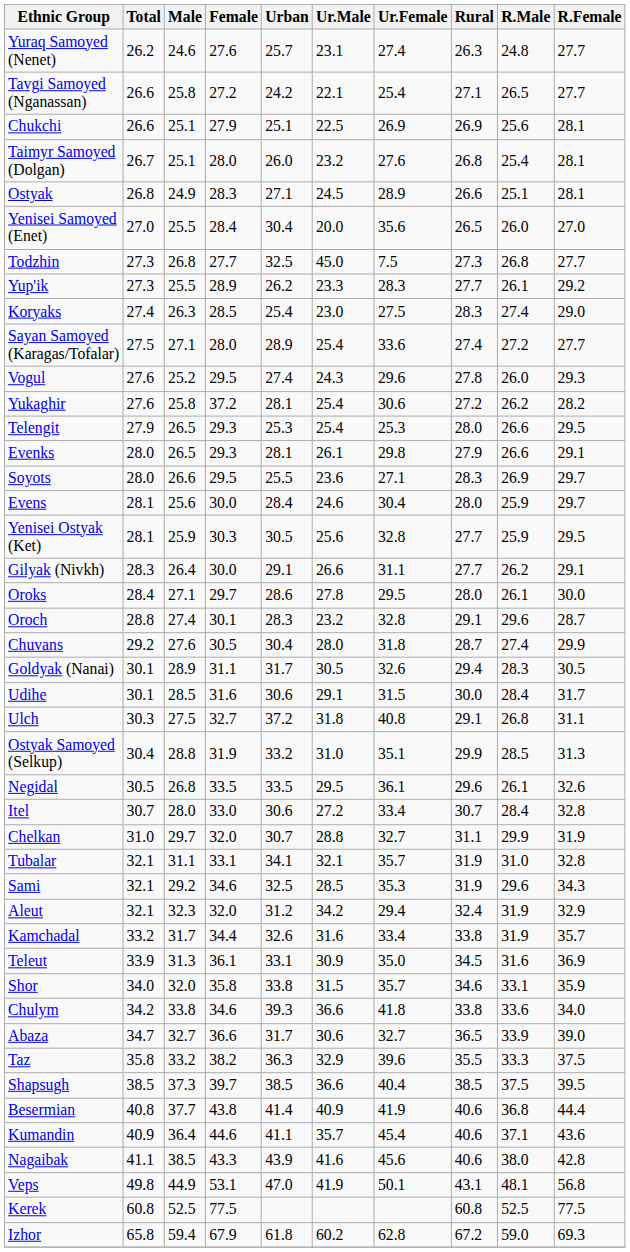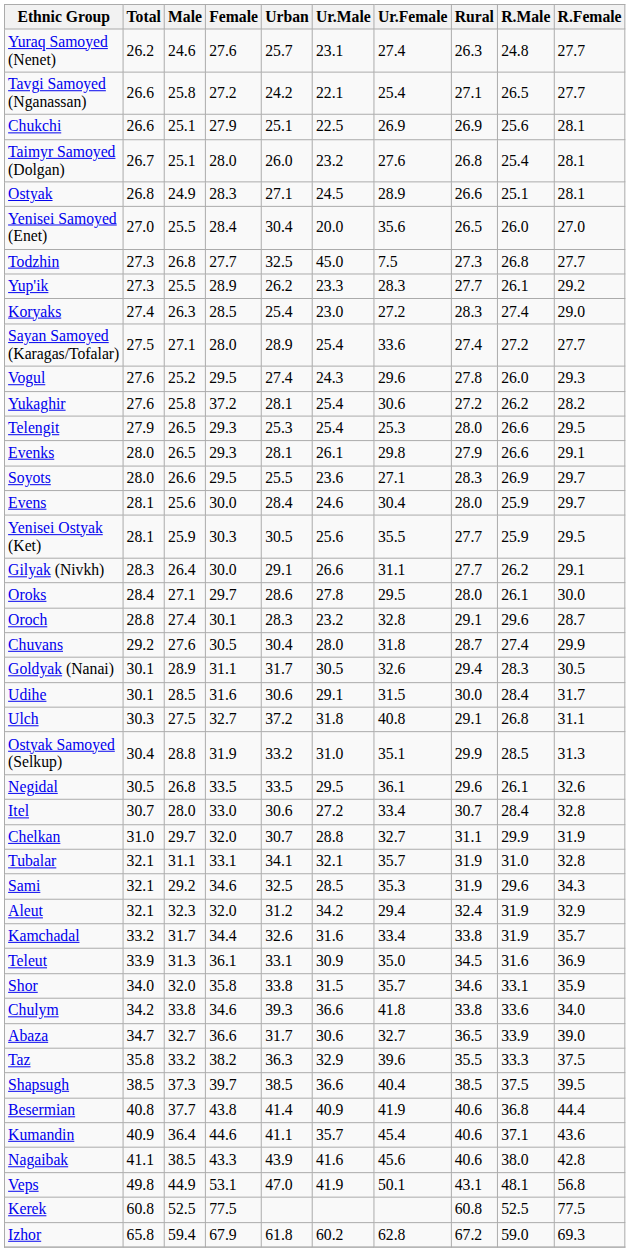(392, 311) 27.5 -> (392, 311) 27.2
(392, 536) 32.8 -> (392, 536) 35.5
